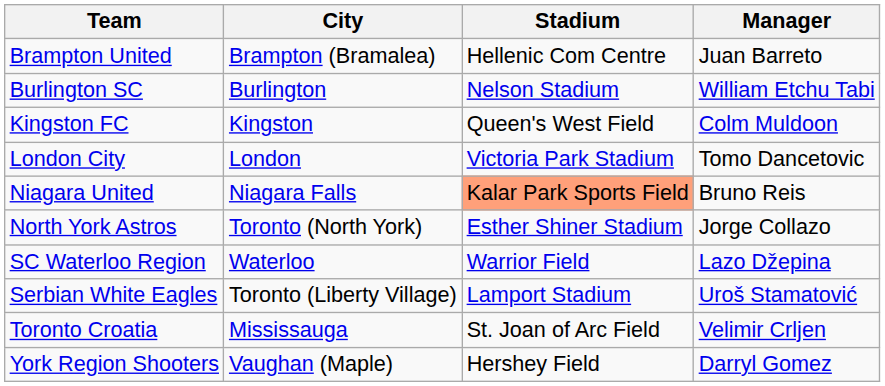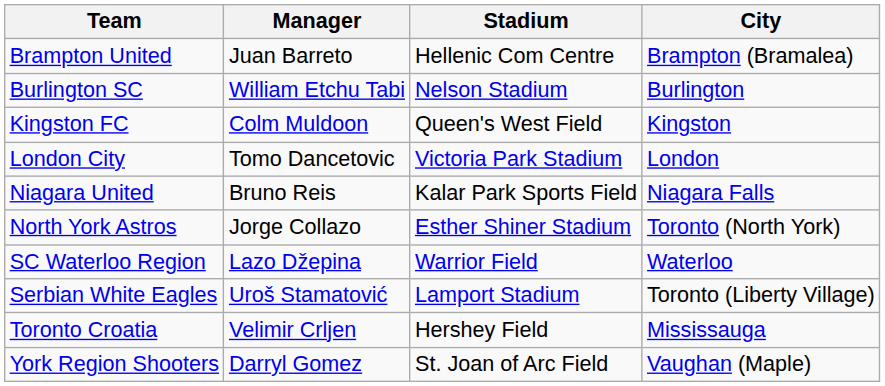columns swapped: (343, 21) <-> (787, 21)
(578, 192) lightsalmon background -> (526, 192) no background
(563, 329) St. Joan of Arc Field -> (482, 329) Hershey Field
(533, 364) Hershey Field -> (512, 364) St. Joan of Arc Field
